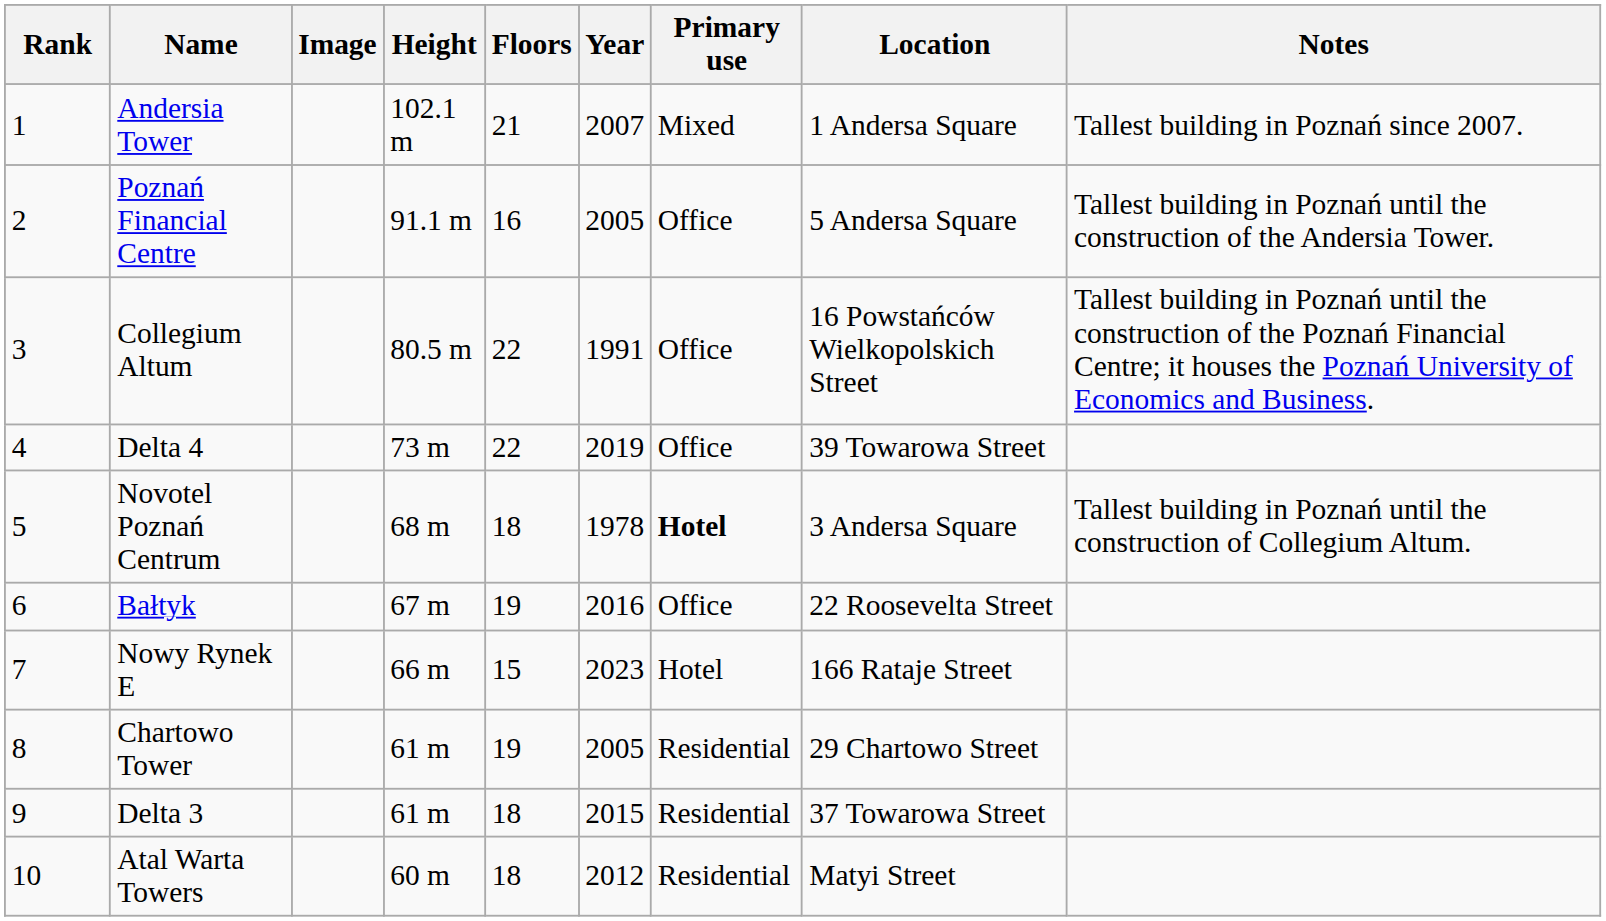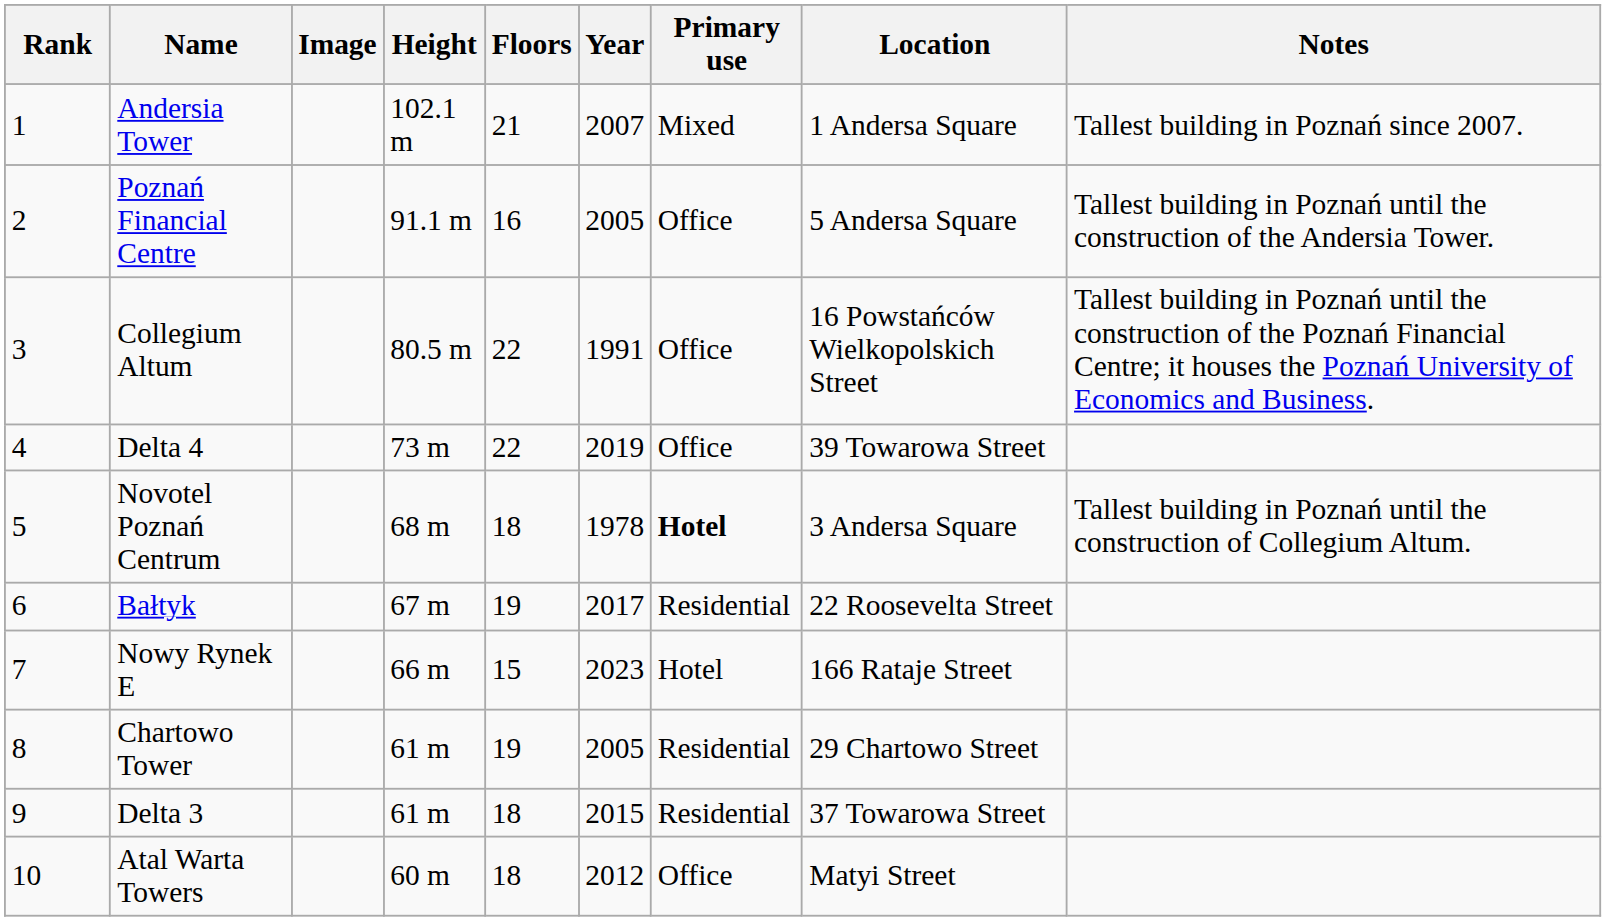(615, 606) 2016 -> (615, 606) 2017
(695, 606) Office -> (724, 606) Residential
(724, 875) Residential -> (695, 875) Office
